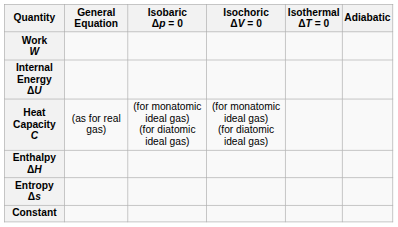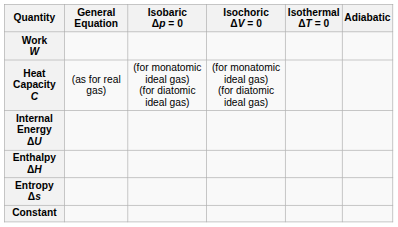rows swapped: (34, 124) <-> (34, 79)
